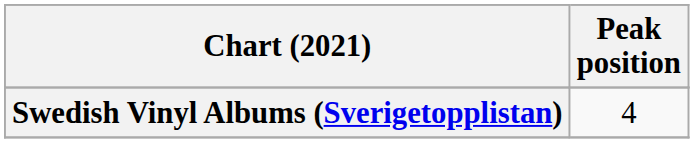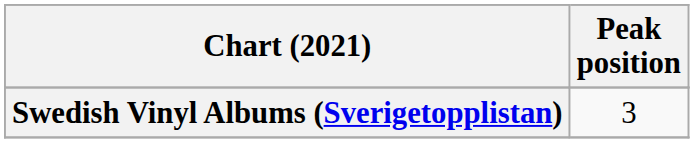(629, 112) 4 -> (629, 112) 3
